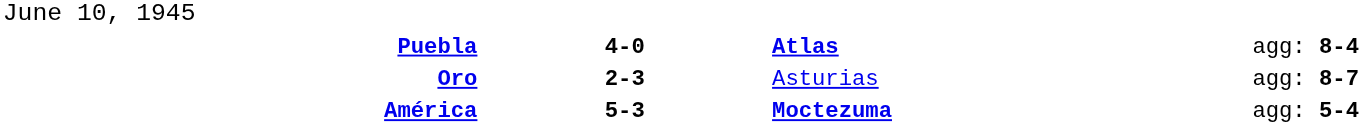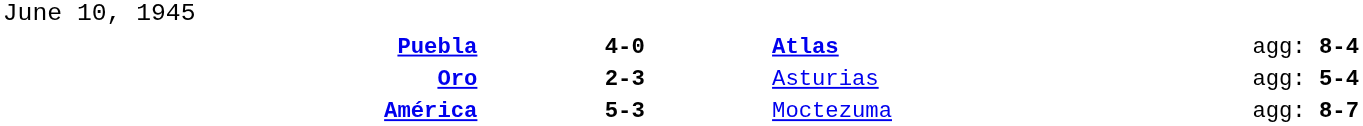(1306, 79) agg: 8-7 -> (1306, 79) agg: 5-4
(832, 112) bold -> (832, 112) normal
(1306, 112) agg: 5-4 -> (1306, 112) agg: 8-7
